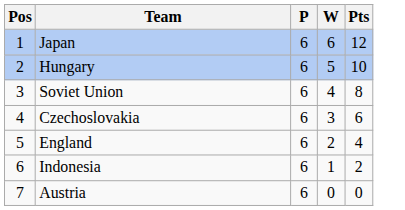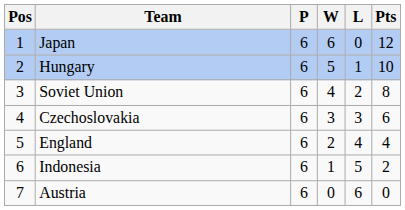+ column: (358, 17)
